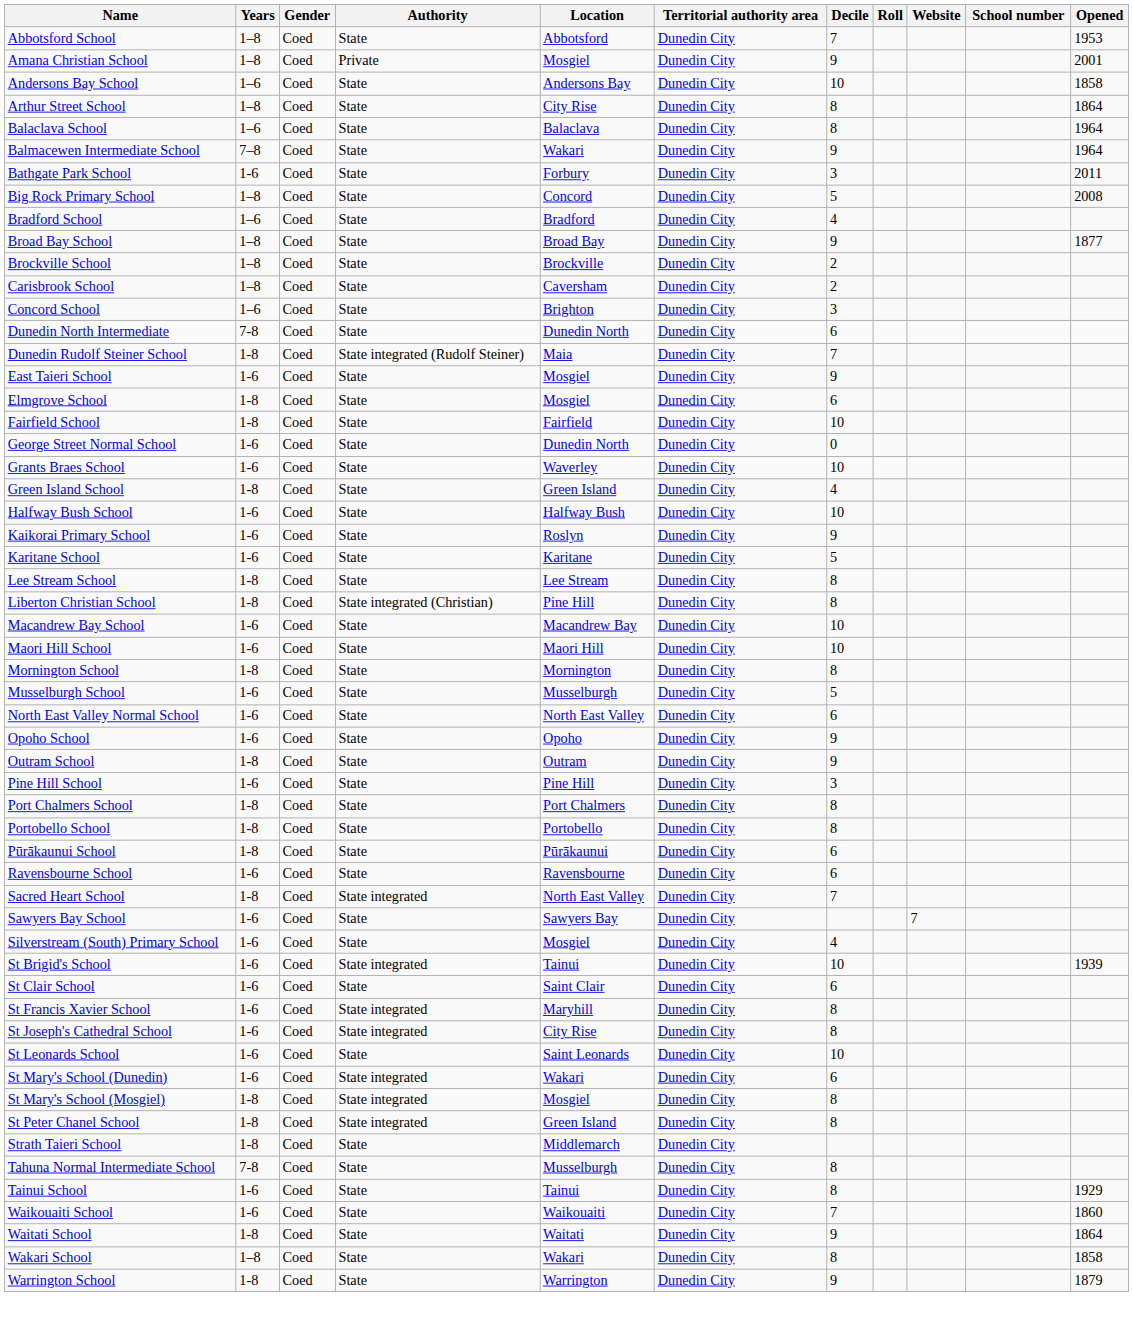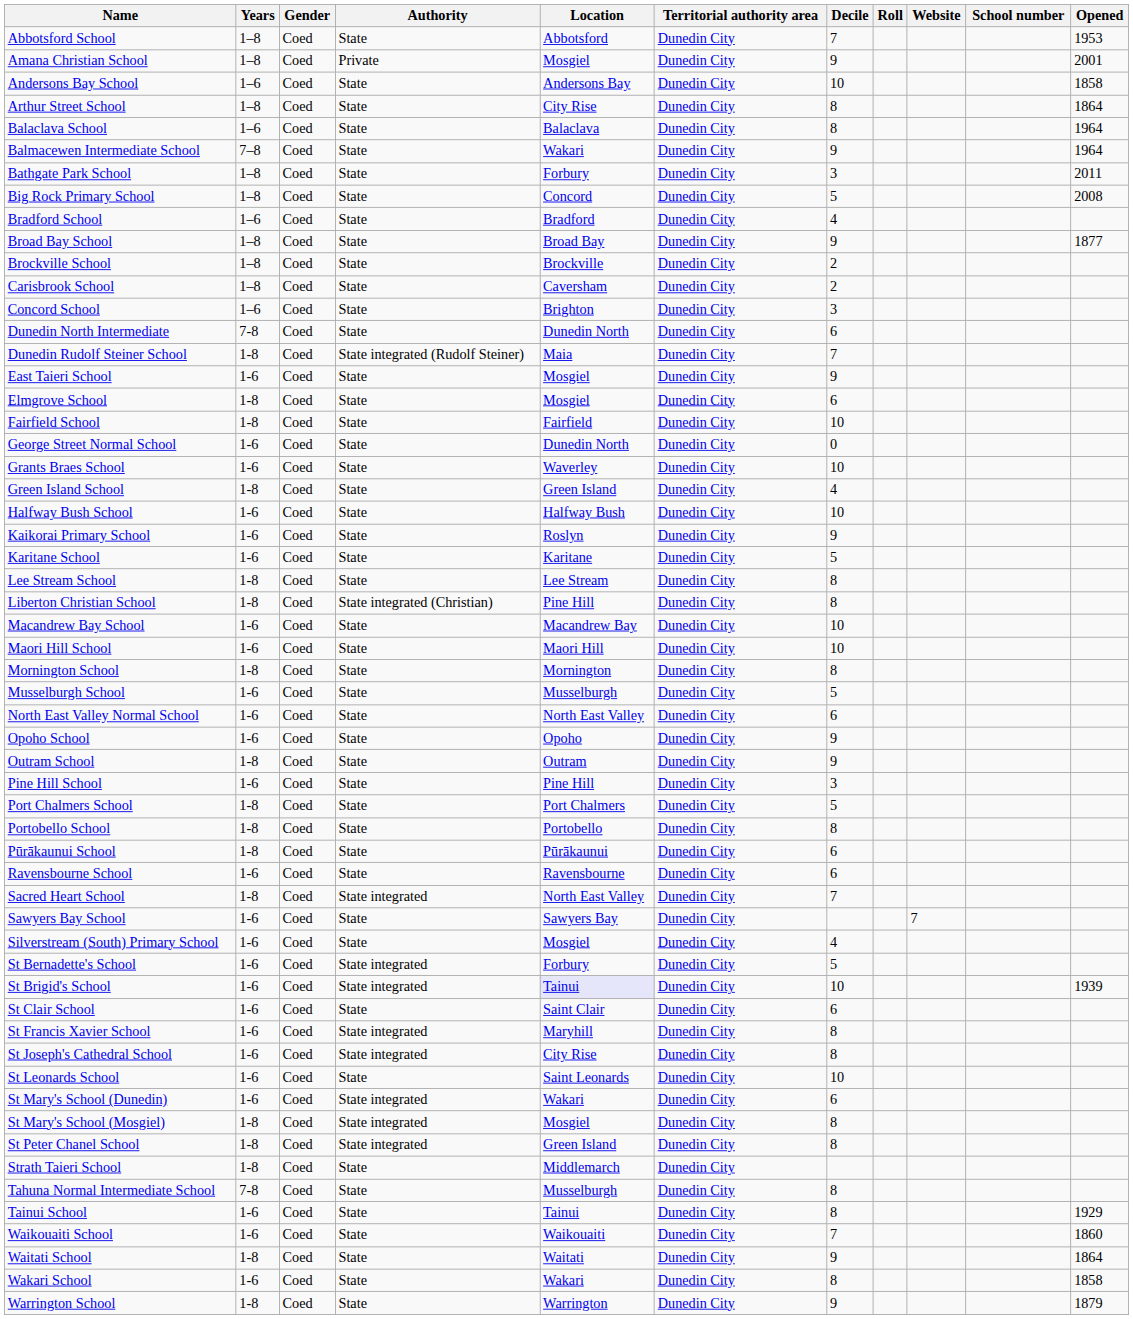(249, 173) 1-6 -> (250, 173) 1–8
(833, 806) 8 -> (833, 806) 5
+ row: (72, 964)
(561, 964) no background -> (561, 986) lavender background
(250, 1257) 1–8 -> (249, 1280) 1-6
